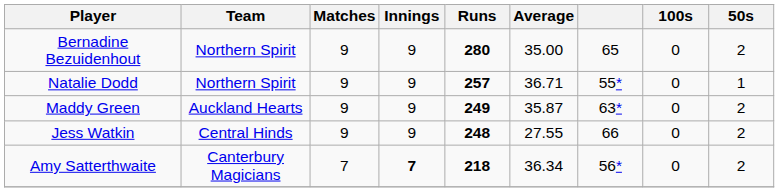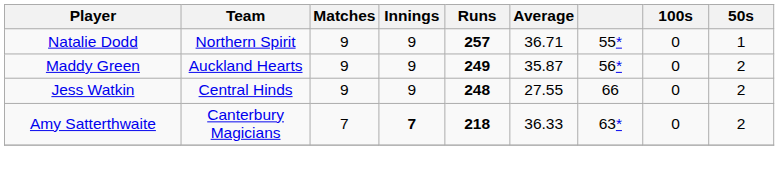- row: (93, 50)
(610, 108) 63* -> (610, 66) 56*
(544, 166) 36.34 -> (544, 123) 36.33
(610, 166) 56* -> (610, 123) 63*
